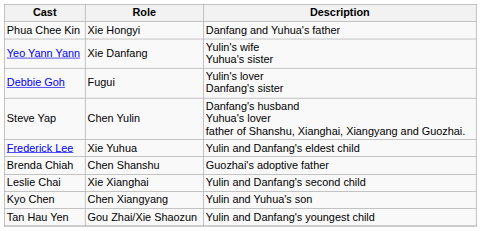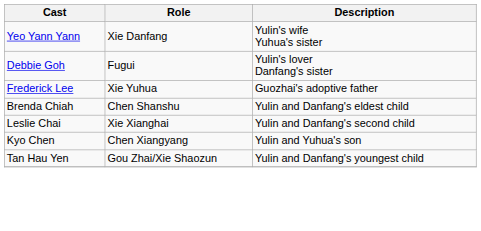- row: (43, 30)
- row: (31, 118)
(283, 148) Yulin and Danfang's eldest child -> (316, 89) Guozhai's adoptive father
(267, 165) Guozhai's adoptive father -> (332, 106) Yulin and Danfang's eldest child
